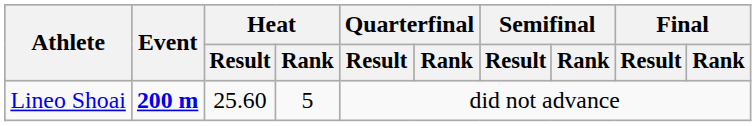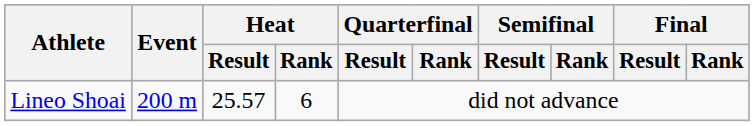(168, 100) bold -> (167, 100) normal
(240, 100) 25.60 -> (239, 100) 25.57
(308, 100) 5 -> (306, 100) 6
